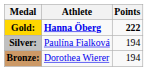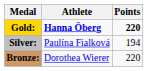(133, 27) 222 -> (133, 27) 220
(133, 58) 194 -> (133, 58) 220
